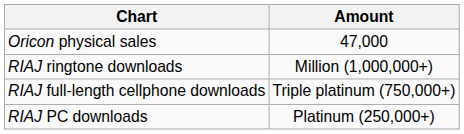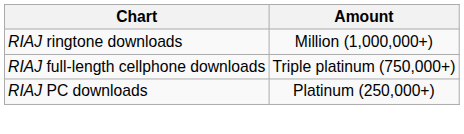- row: (82, 41)
